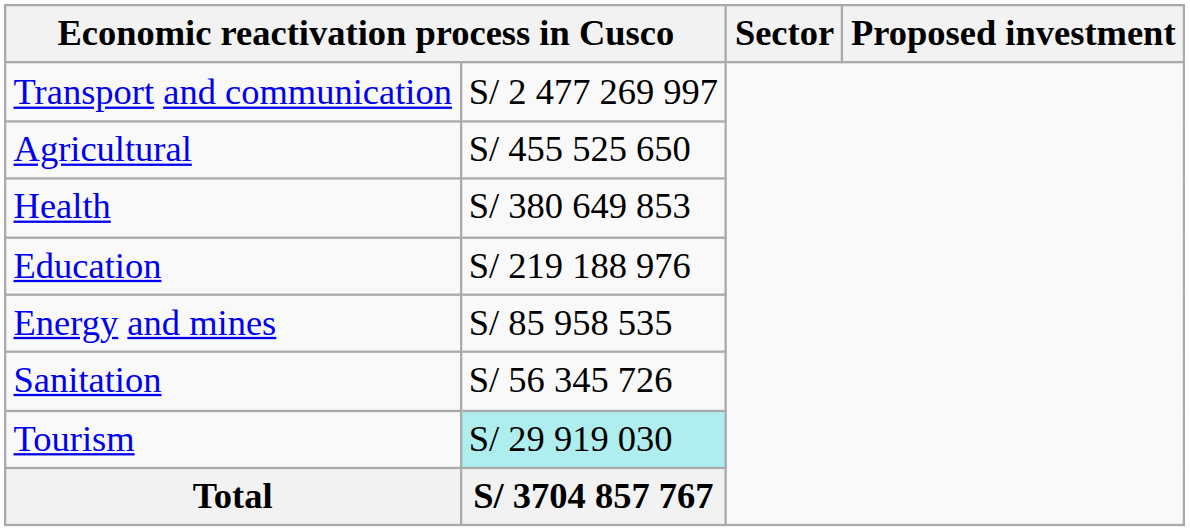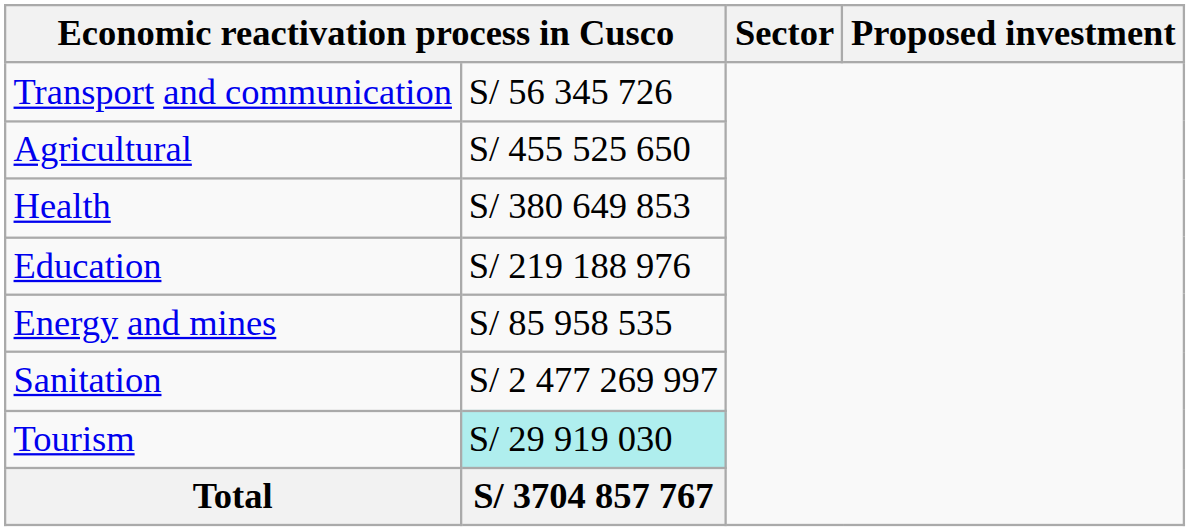(593, 91) S/ 2 477 269 997 -> (571, 91) S/ 56 345 726
(571, 380) S/ 56 345 726 -> (593, 380) S/ 2 477 269 997
